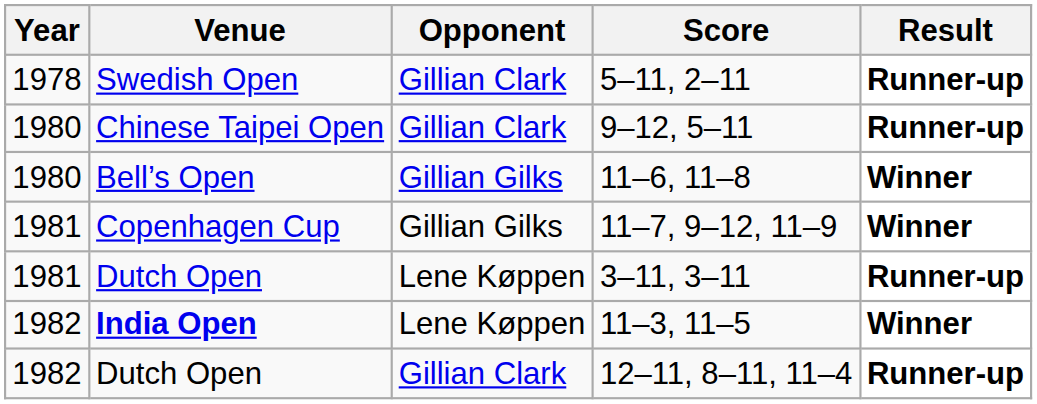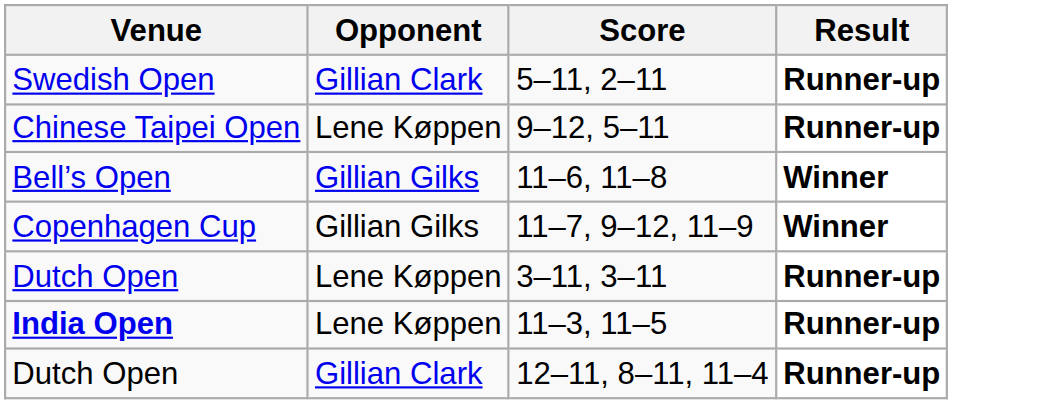- column: (47, 30)
(482, 128) Gillian Clark -> (408, 128) Lene Køppen
(919, 325) Winner -> (862, 325) Runner-up
